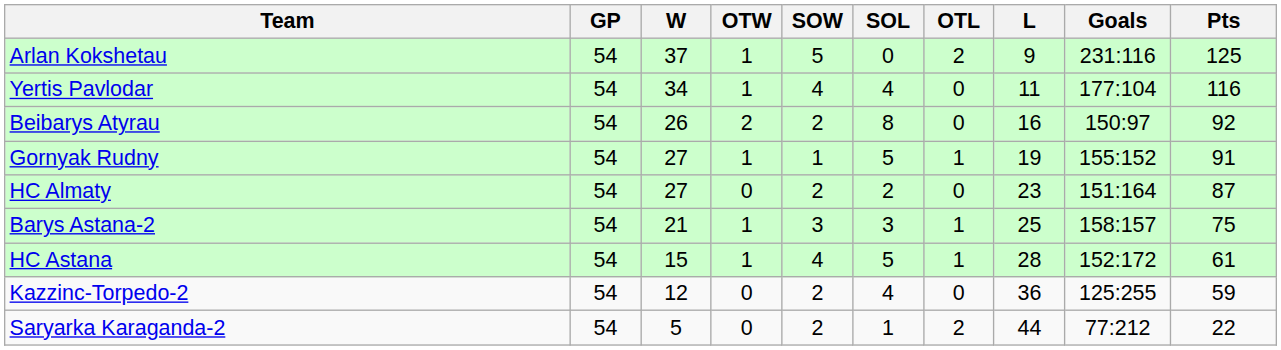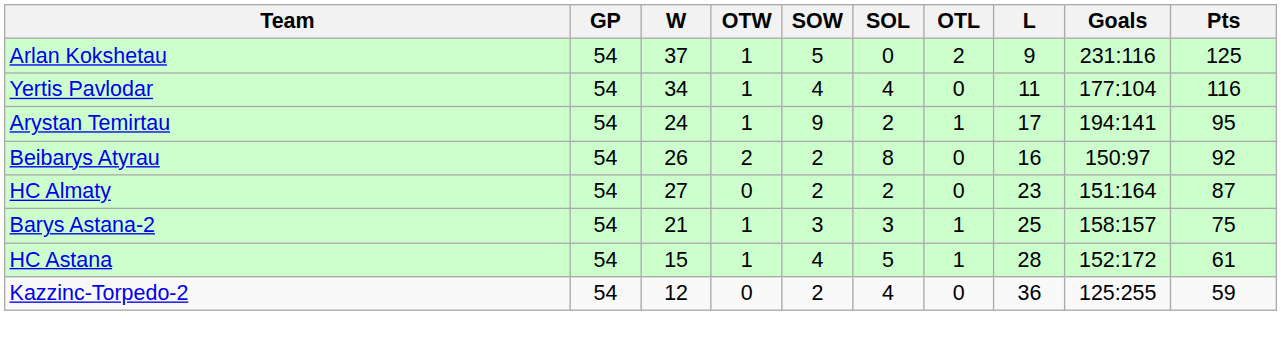+ row: (90, 123)
- row: (84, 157)
- row: (117, 327)
